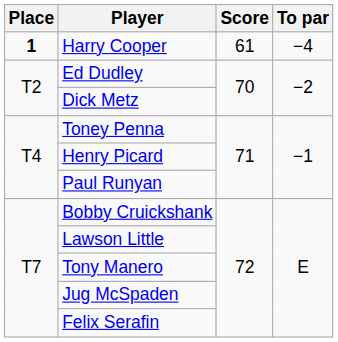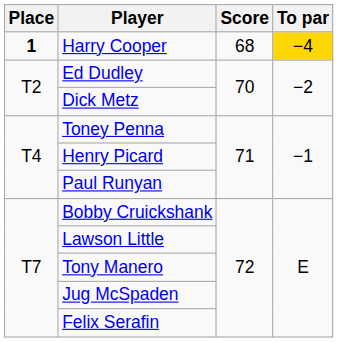(245, 45) 61 -> (245, 45) 68
(303, 45) no background -> (303, 45) gold background
